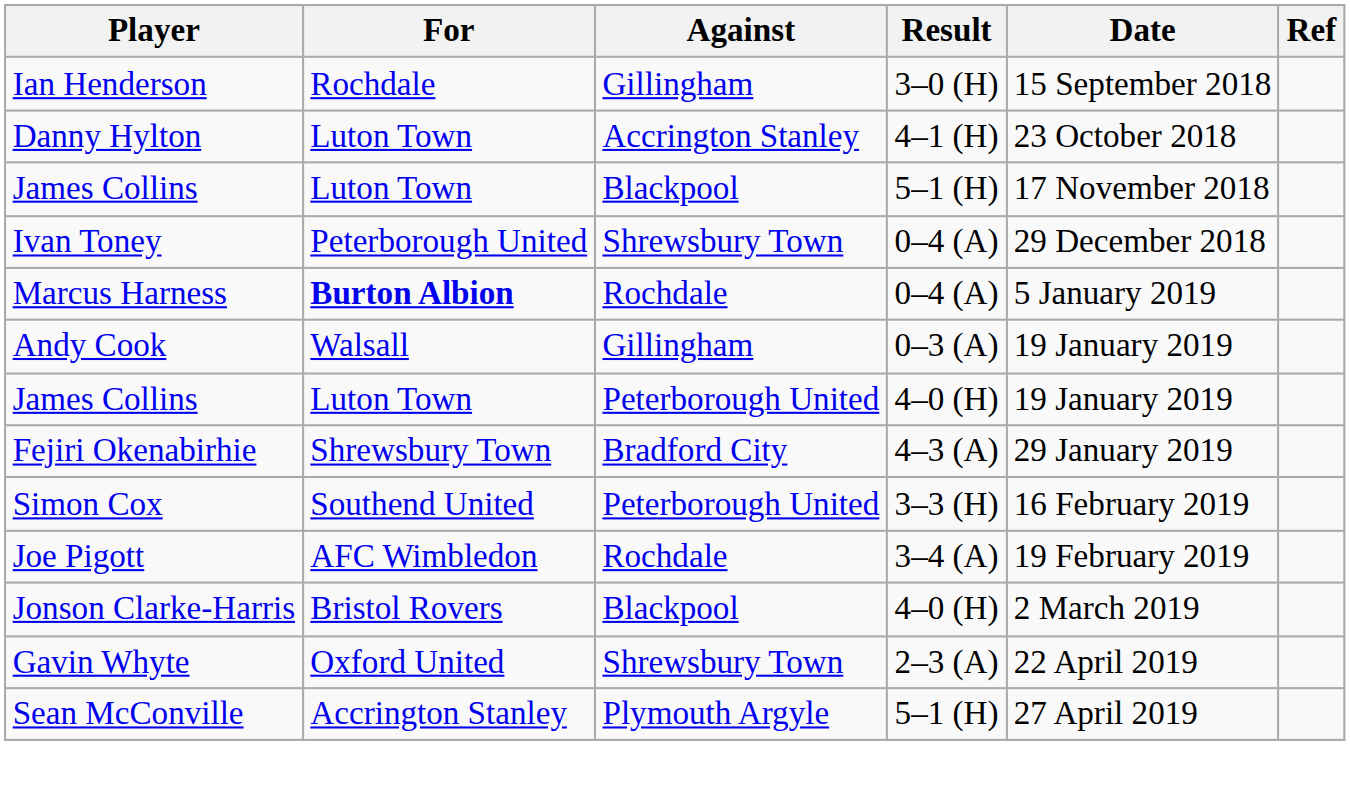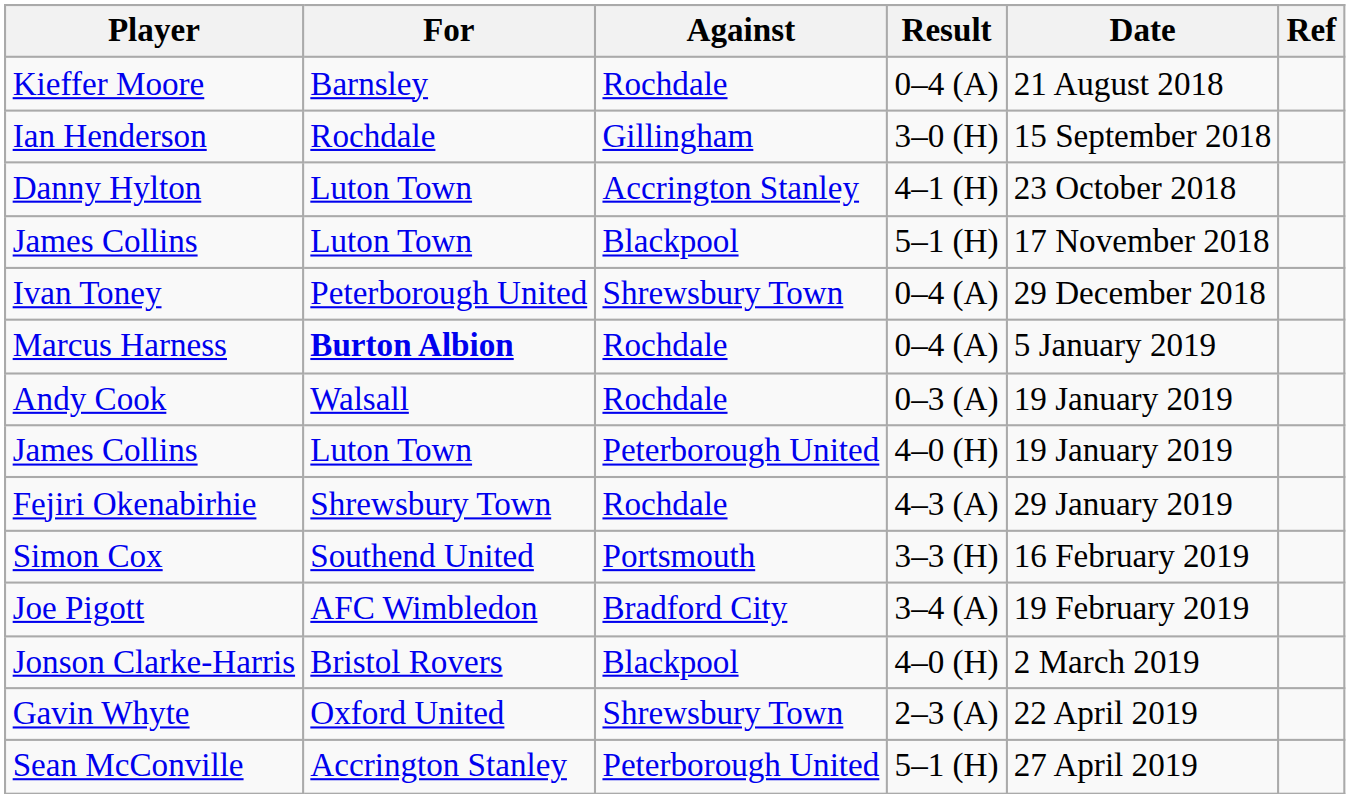+ row: (108, 83)
(678, 345) Gillingham -> (665, 398) Rochdale
(695, 450) Bradford City -> (665, 503) Rochdale
(741, 503) Peterborough United -> (679, 556) Portsmouth
(665, 556) Rochdale -> (695, 608) Bradford City
(716, 713) Plymouth Argyle -> (741, 766) Peterborough United
